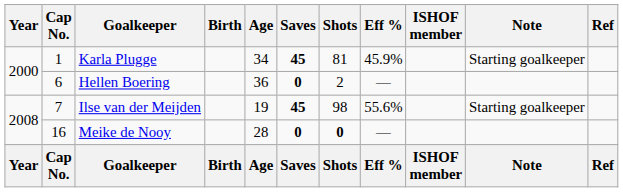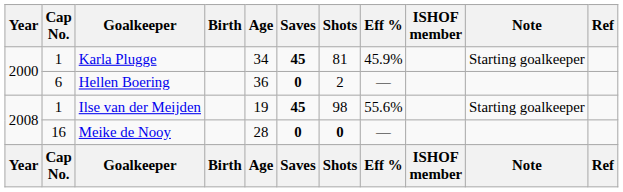(59, 108) 7 -> (59, 108) 1
